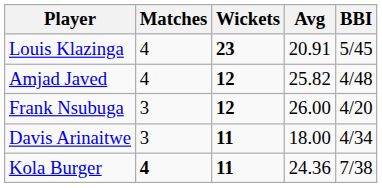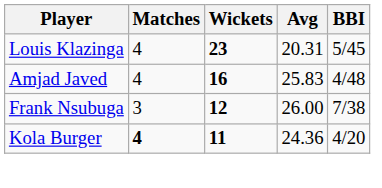(310, 49) 20.91 -> (302, 49) 20.31
(225, 78) 12 -> (218, 78) 16
(310, 78) 25.82 -> (302, 78) 25.83
(356, 108) 4/20 -> (349, 108) 7/38
- row: (70, 138)
(356, 167) 7/38 -> (349, 138) 4/20
